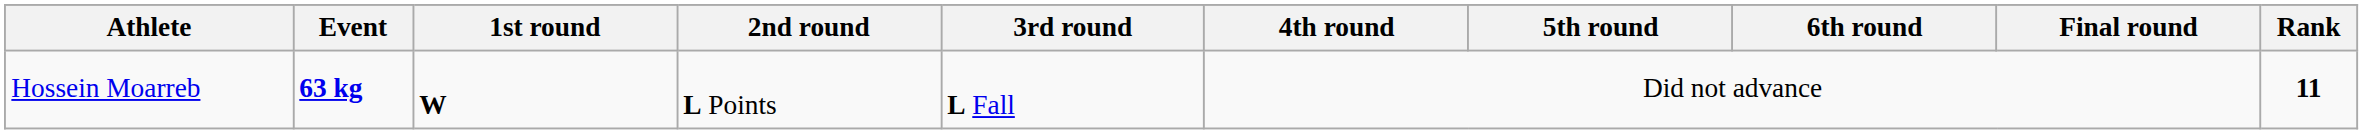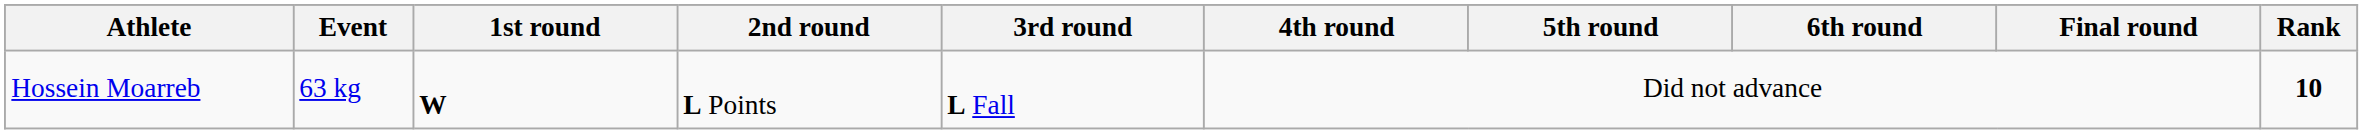(331, 88) bold -> (330, 88) normal
(2309, 88) 11 -> (2309, 88) 10
